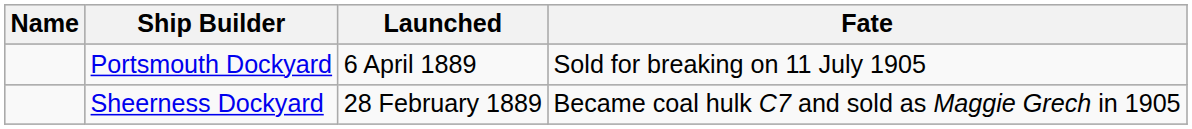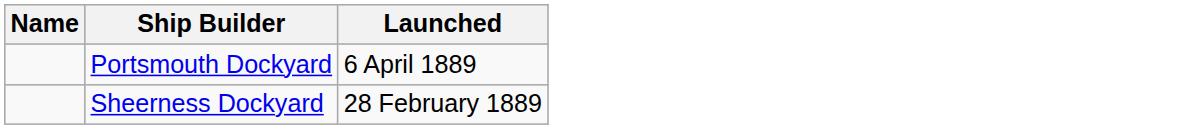- column: (867, 24)
